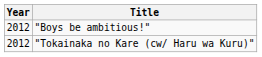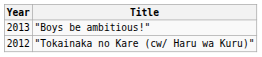(18, 28) 2012 -> (18, 28) 2013
